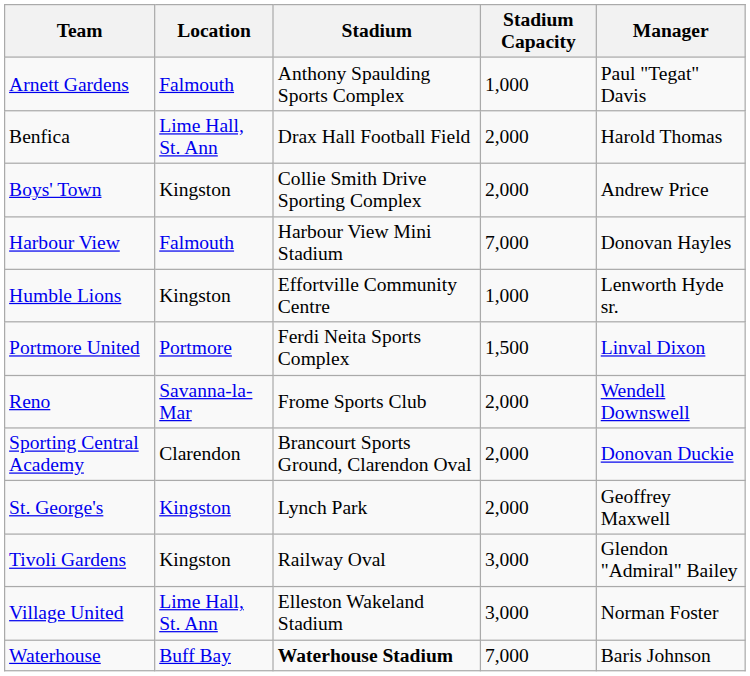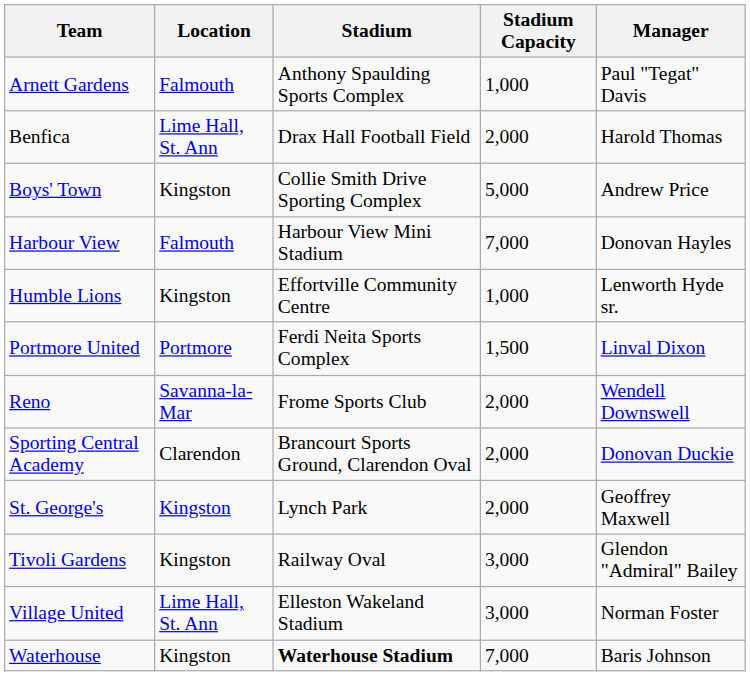(507, 189) 2,000 -> (507, 189) 5,000
(195, 654) Buff Bay -> (195, 654) Kingston
